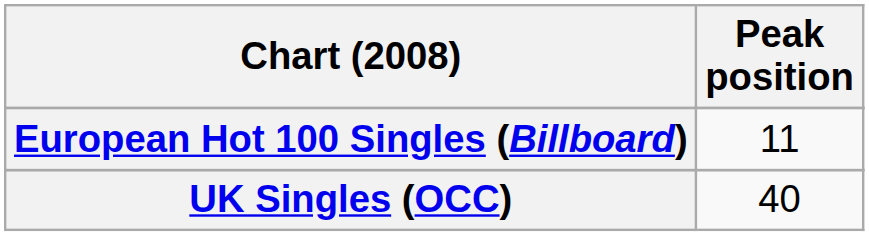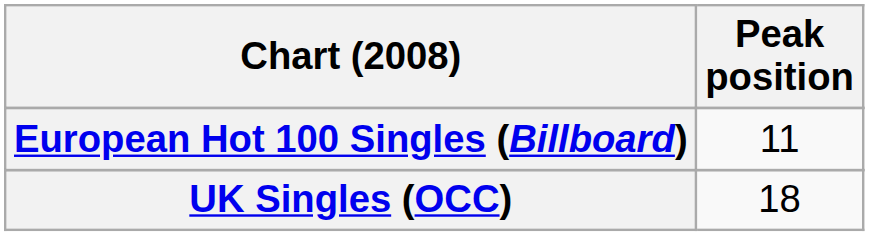(780, 199) 40 -> (780, 199) 18
